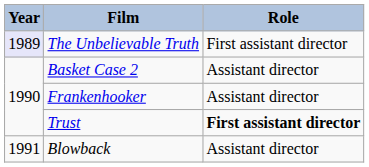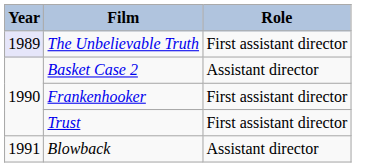(262, 96) Assistant director -> (277, 96) First assistant director
(283, 123) bold -> (277, 123) normal
